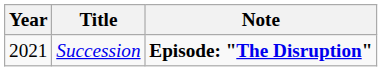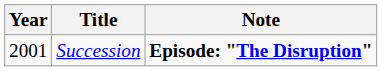(28, 50) 2021 -> (28, 50) 2001
